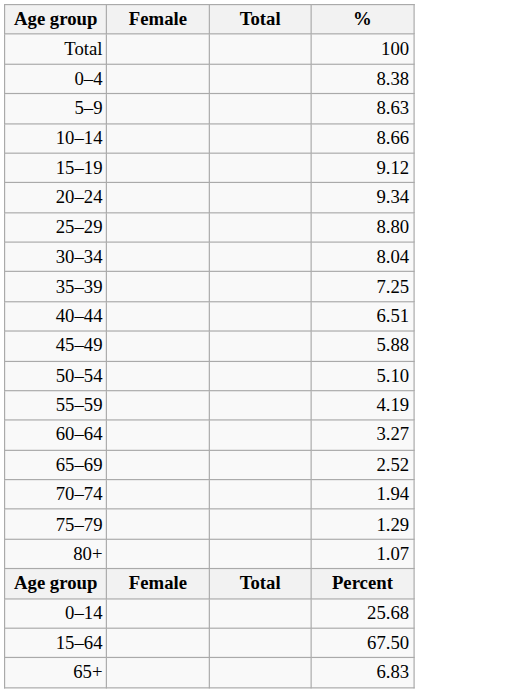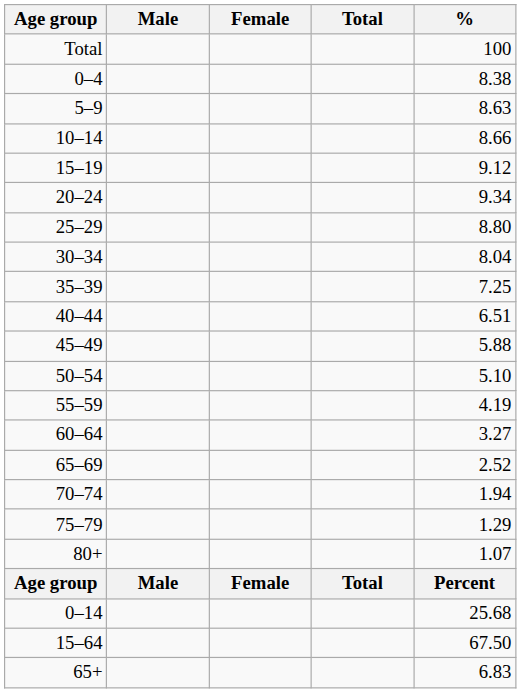+ column: (158, 19)
